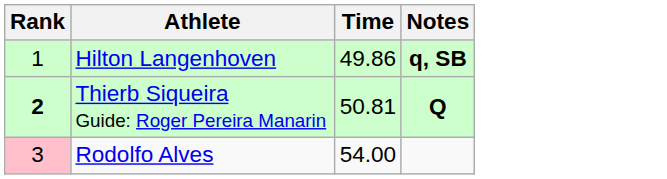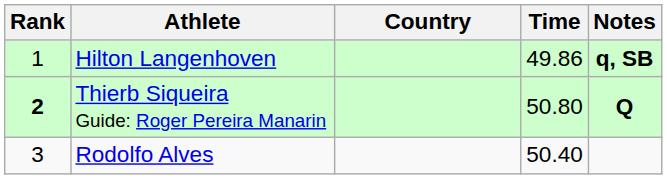+ column: (428, 22)
(368, 106) 50.81 -> (555, 106) 50.80
(37, 155) pink background -> (37, 155) no background
(368, 155) 54.00 -> (555, 155) 50.40
